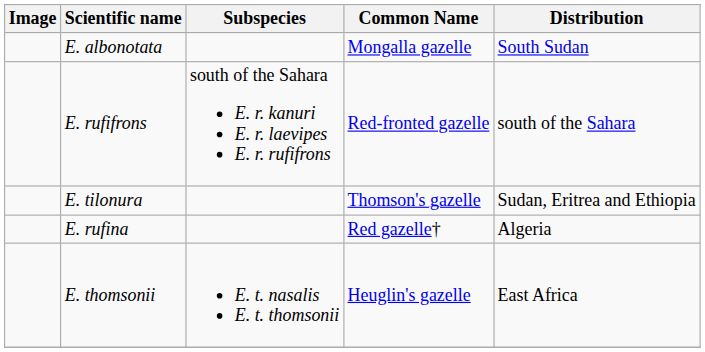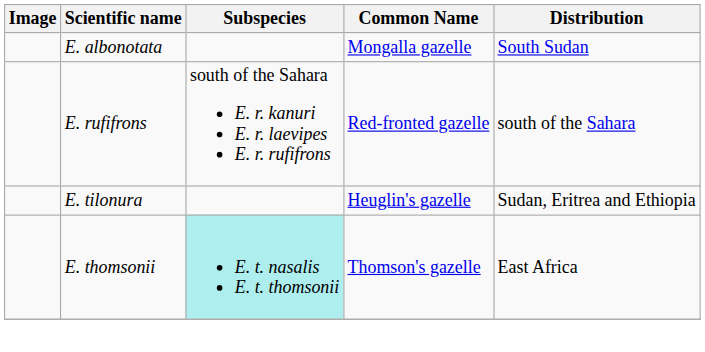(414, 200) Thomson's gazelle -> (409, 200) Heuglin's gazelle
- row: (97, 228)
(265, 305) no background -> (265, 277) paleturquoise background
(409, 295) Heuglin's gazelle -> (414, 266) Thomson's gazelle
